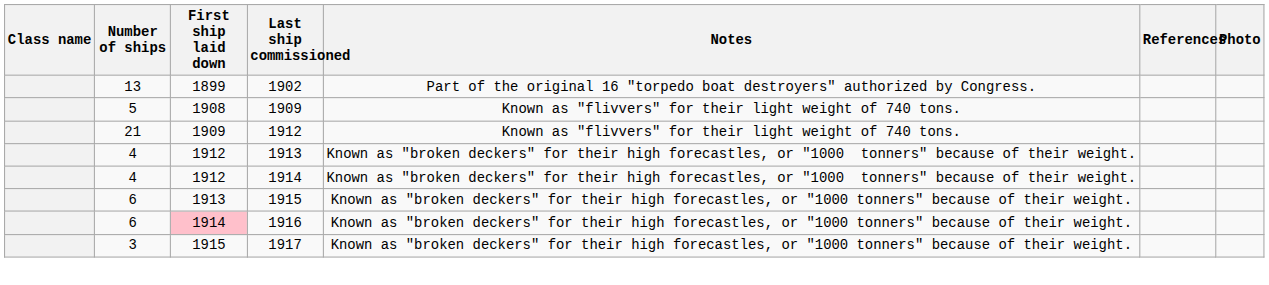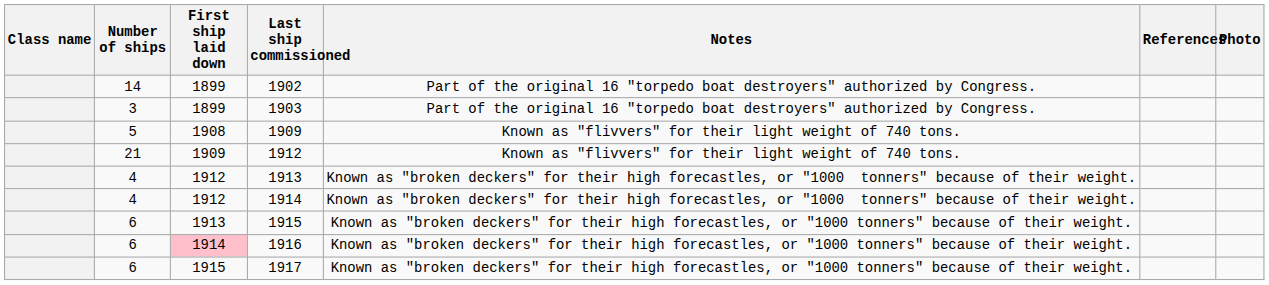(133, 87) 13 -> (133, 87) 14
+ row: (285, 109)
(133, 245) 3 -> (133, 268) 6
